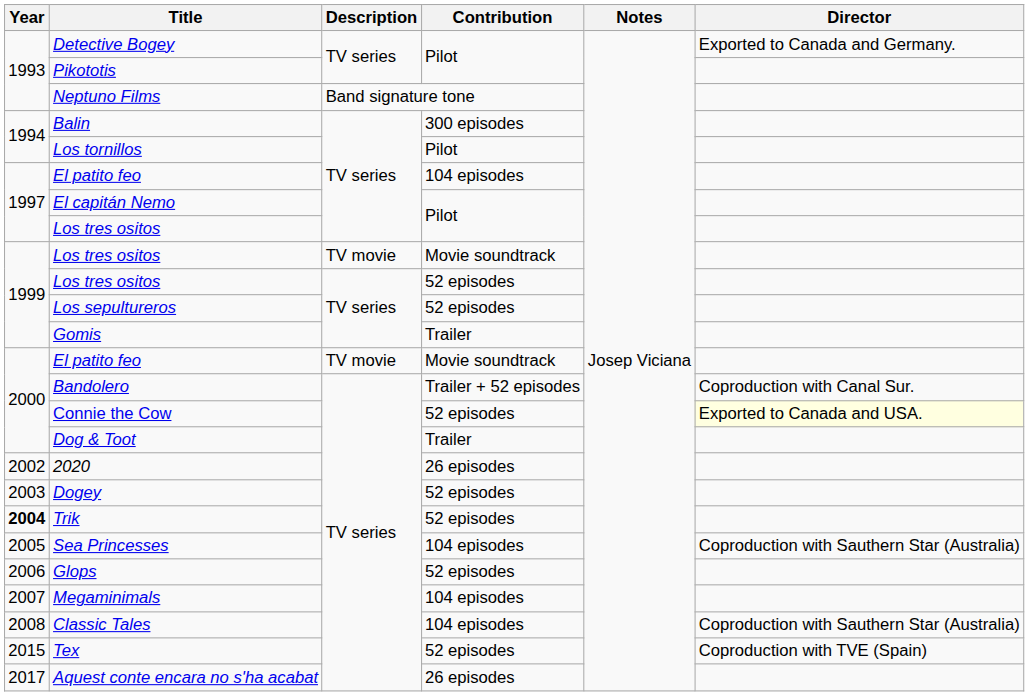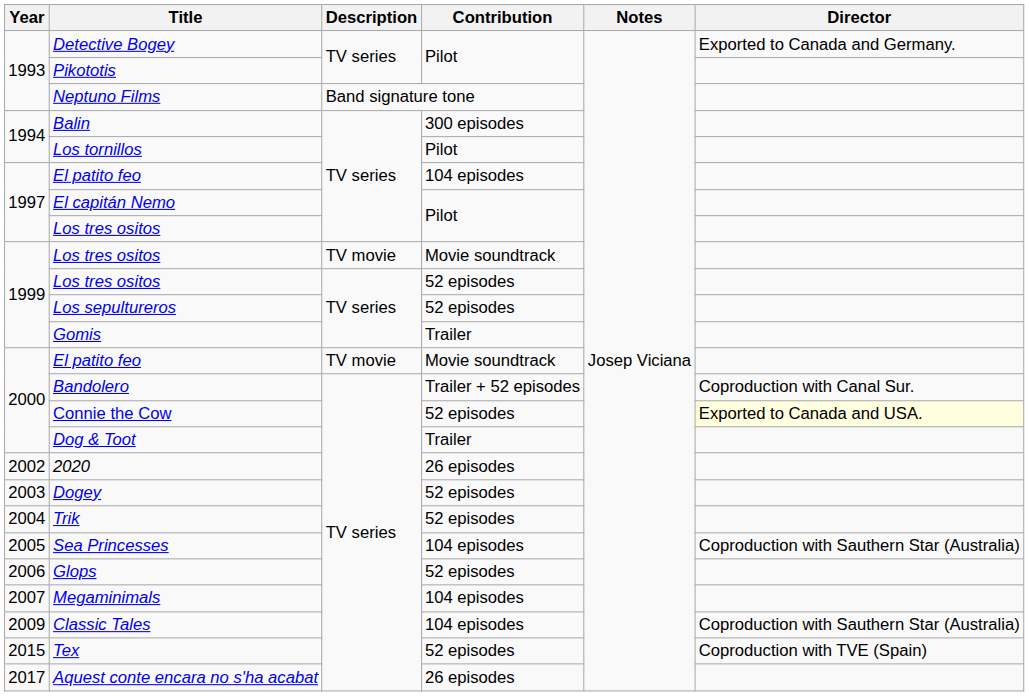(27, 519) bold -> (27, 519) normal
(27, 624) 2008 -> (27, 624) 2009
